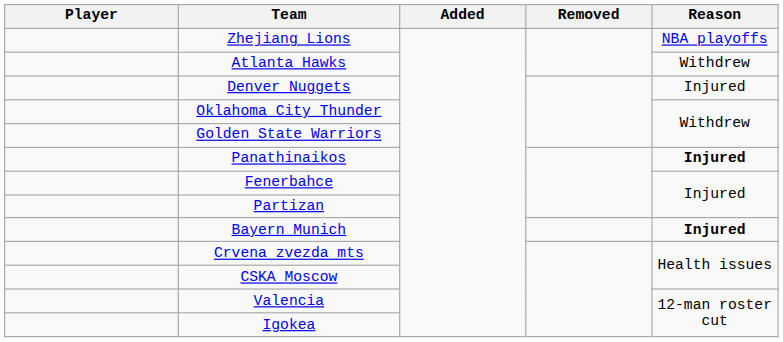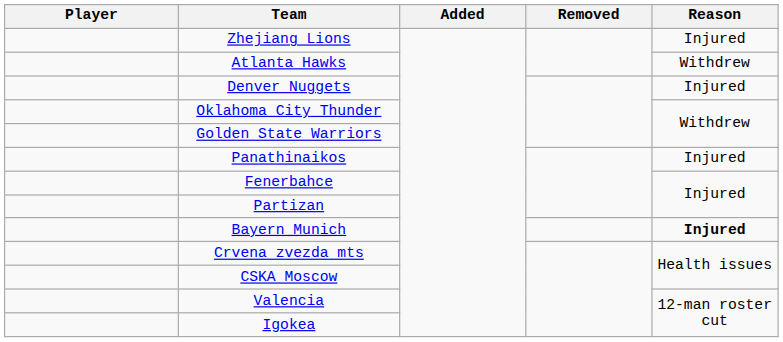(715, 41) NBA playoffs -> (715, 41) Injured
(715, 159) bold -> (715, 159) normal
